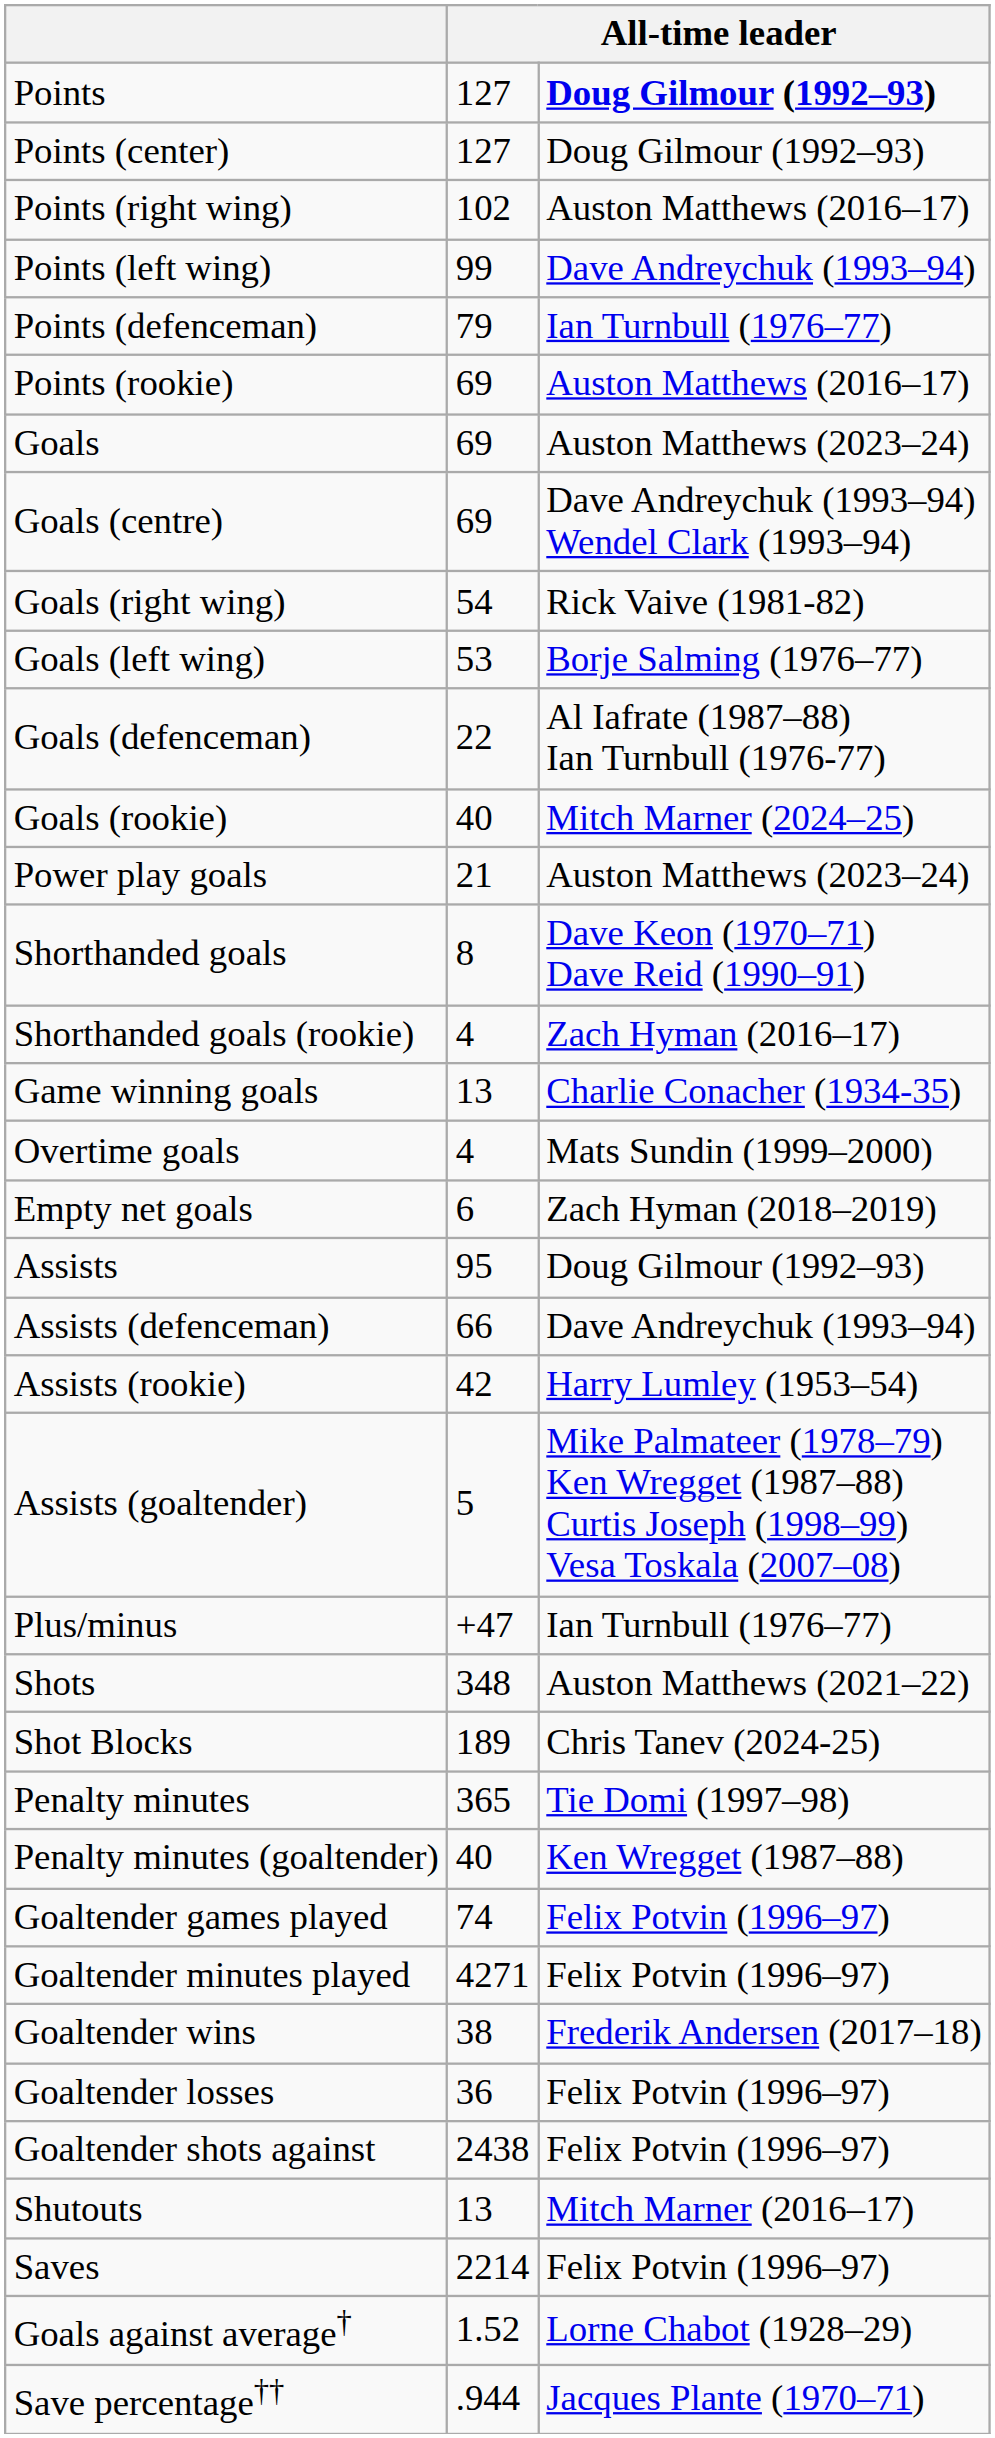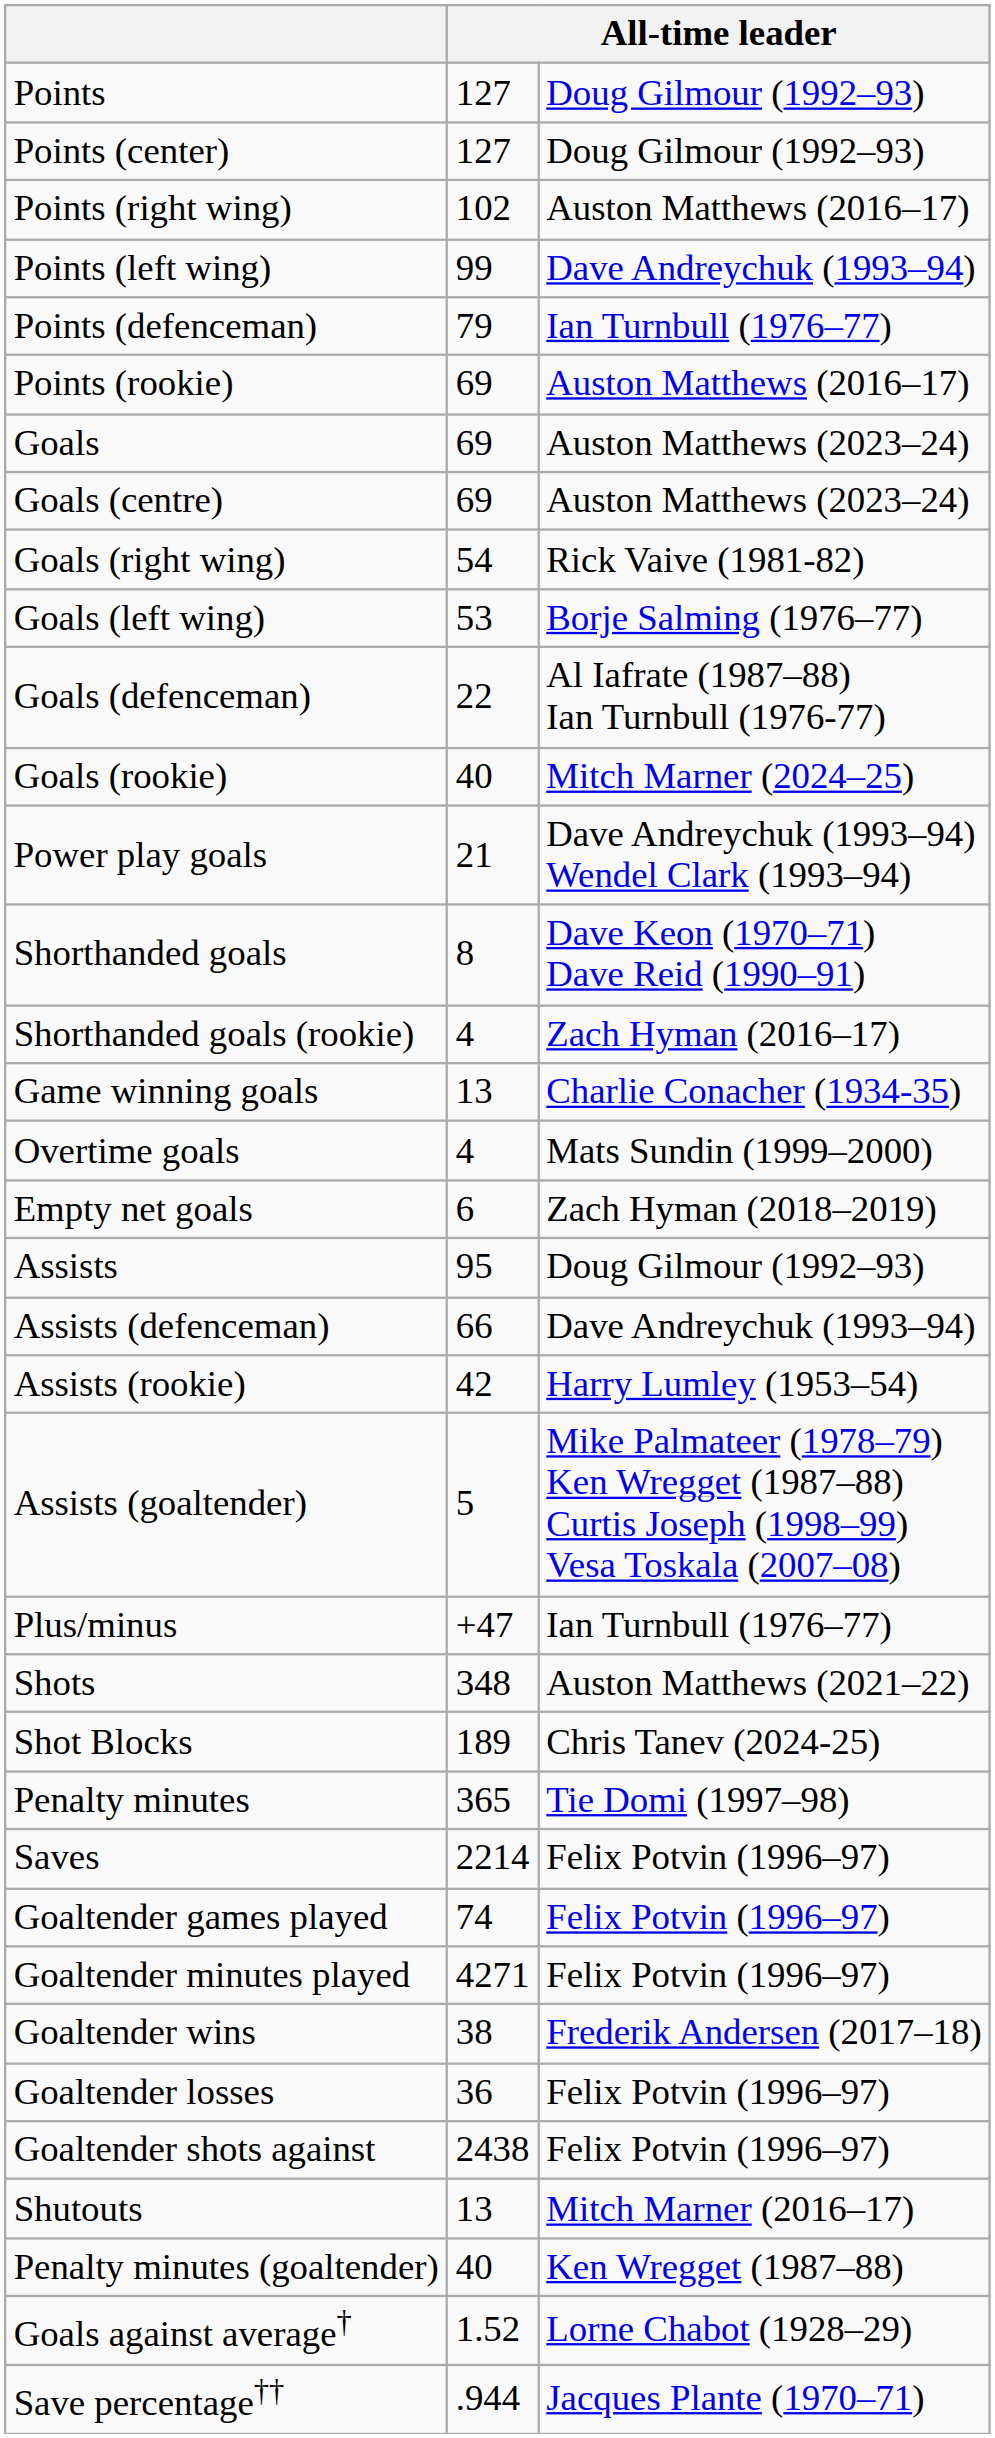(741, 92) bold -> (735, 92) normal
(761, 521) Dave Andreychuk (1993–94) Wendel Clark (1993–94) -> (758, 500) Auston Matthews (2023–24)
(758, 875) Auston Matthews (2023–24) -> (761, 854) Dave Andreychuk (1993–94) Wendel Clark (1993–94)
rows swapped: (226, 1857) <-> (57, 2266)
